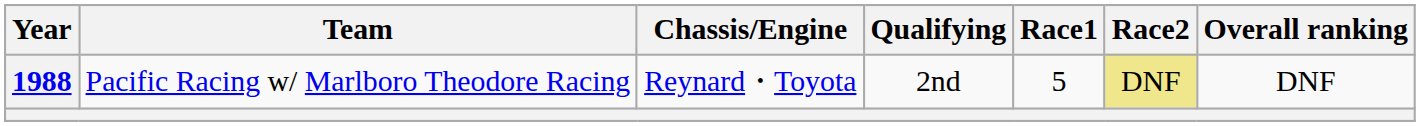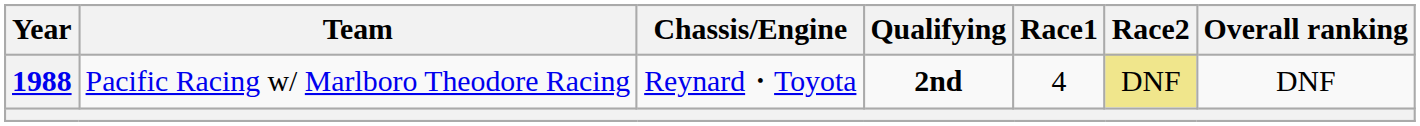(938, 80) normal -> (938, 80) bold
(1059, 80) 5 -> (1059, 80) 4
